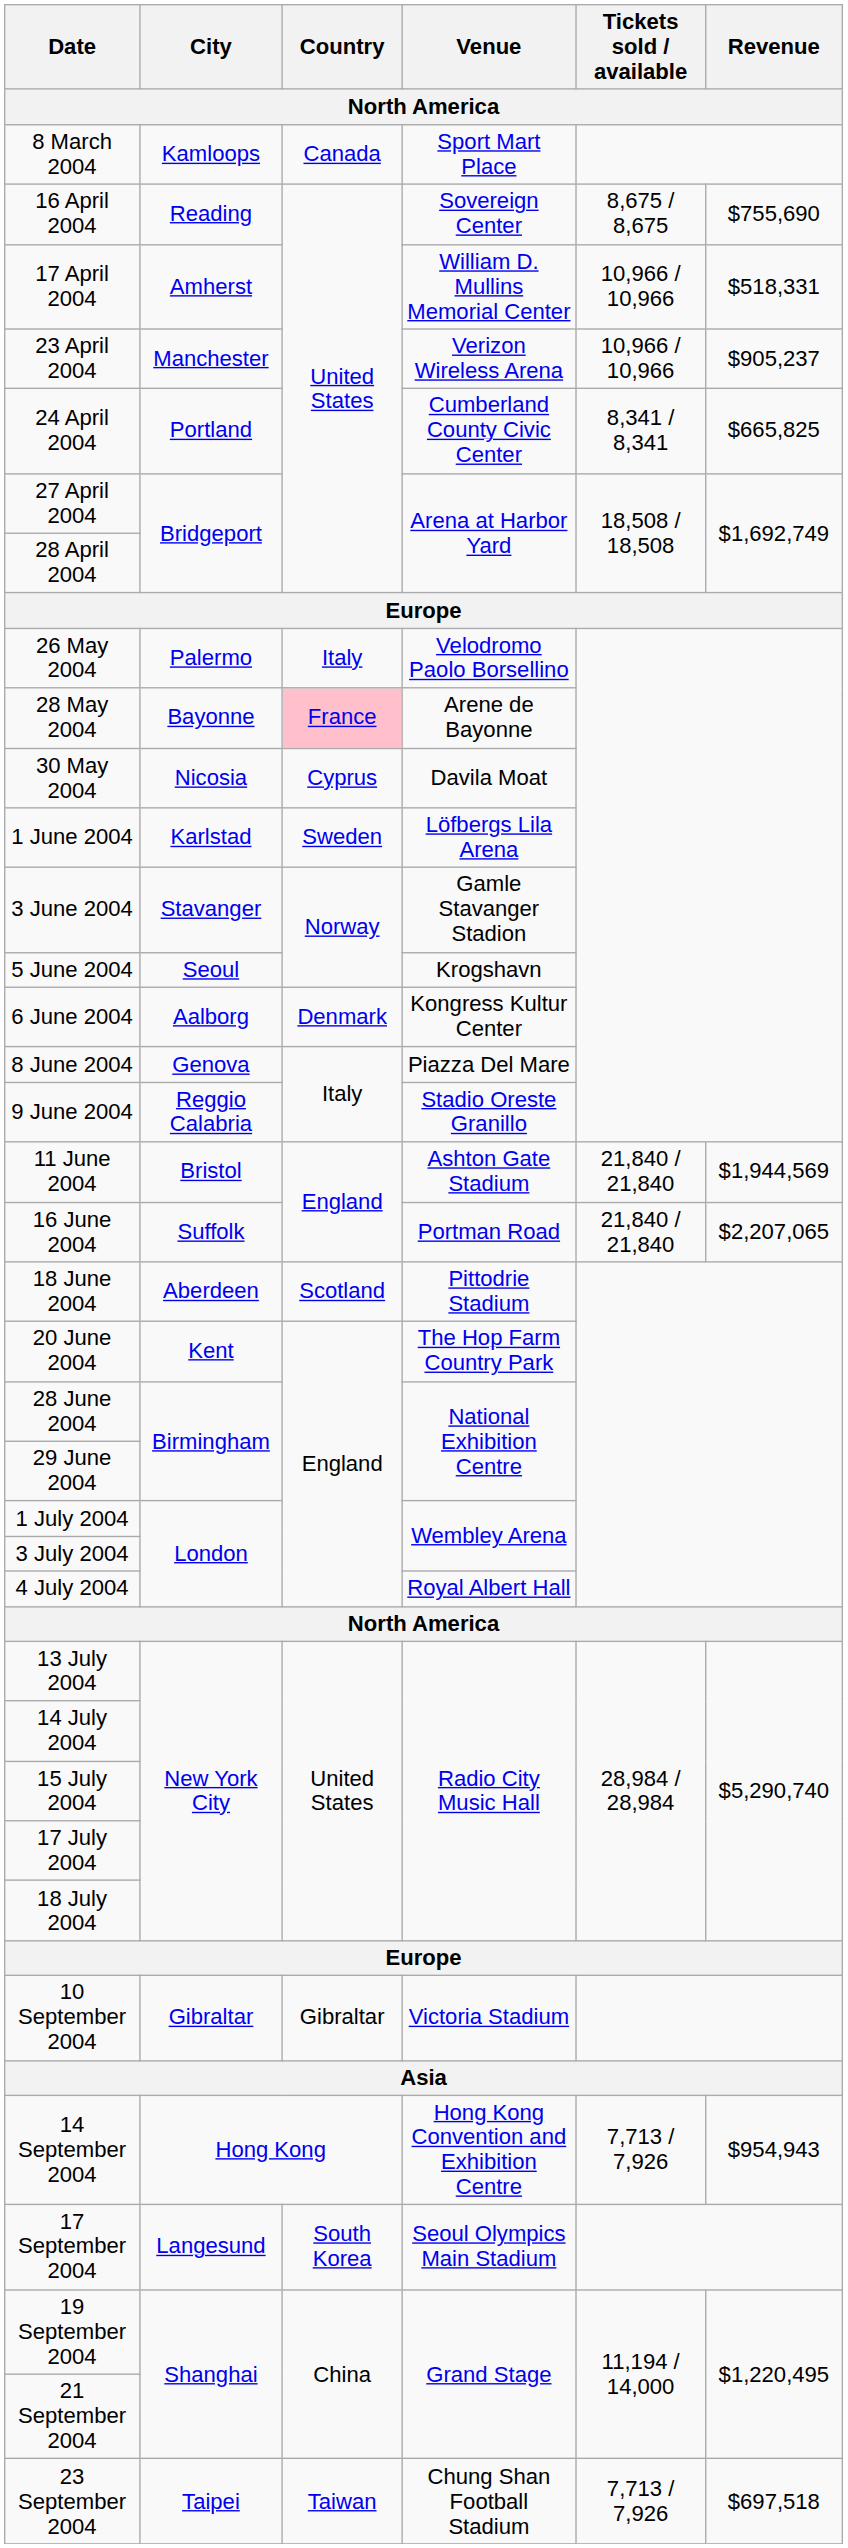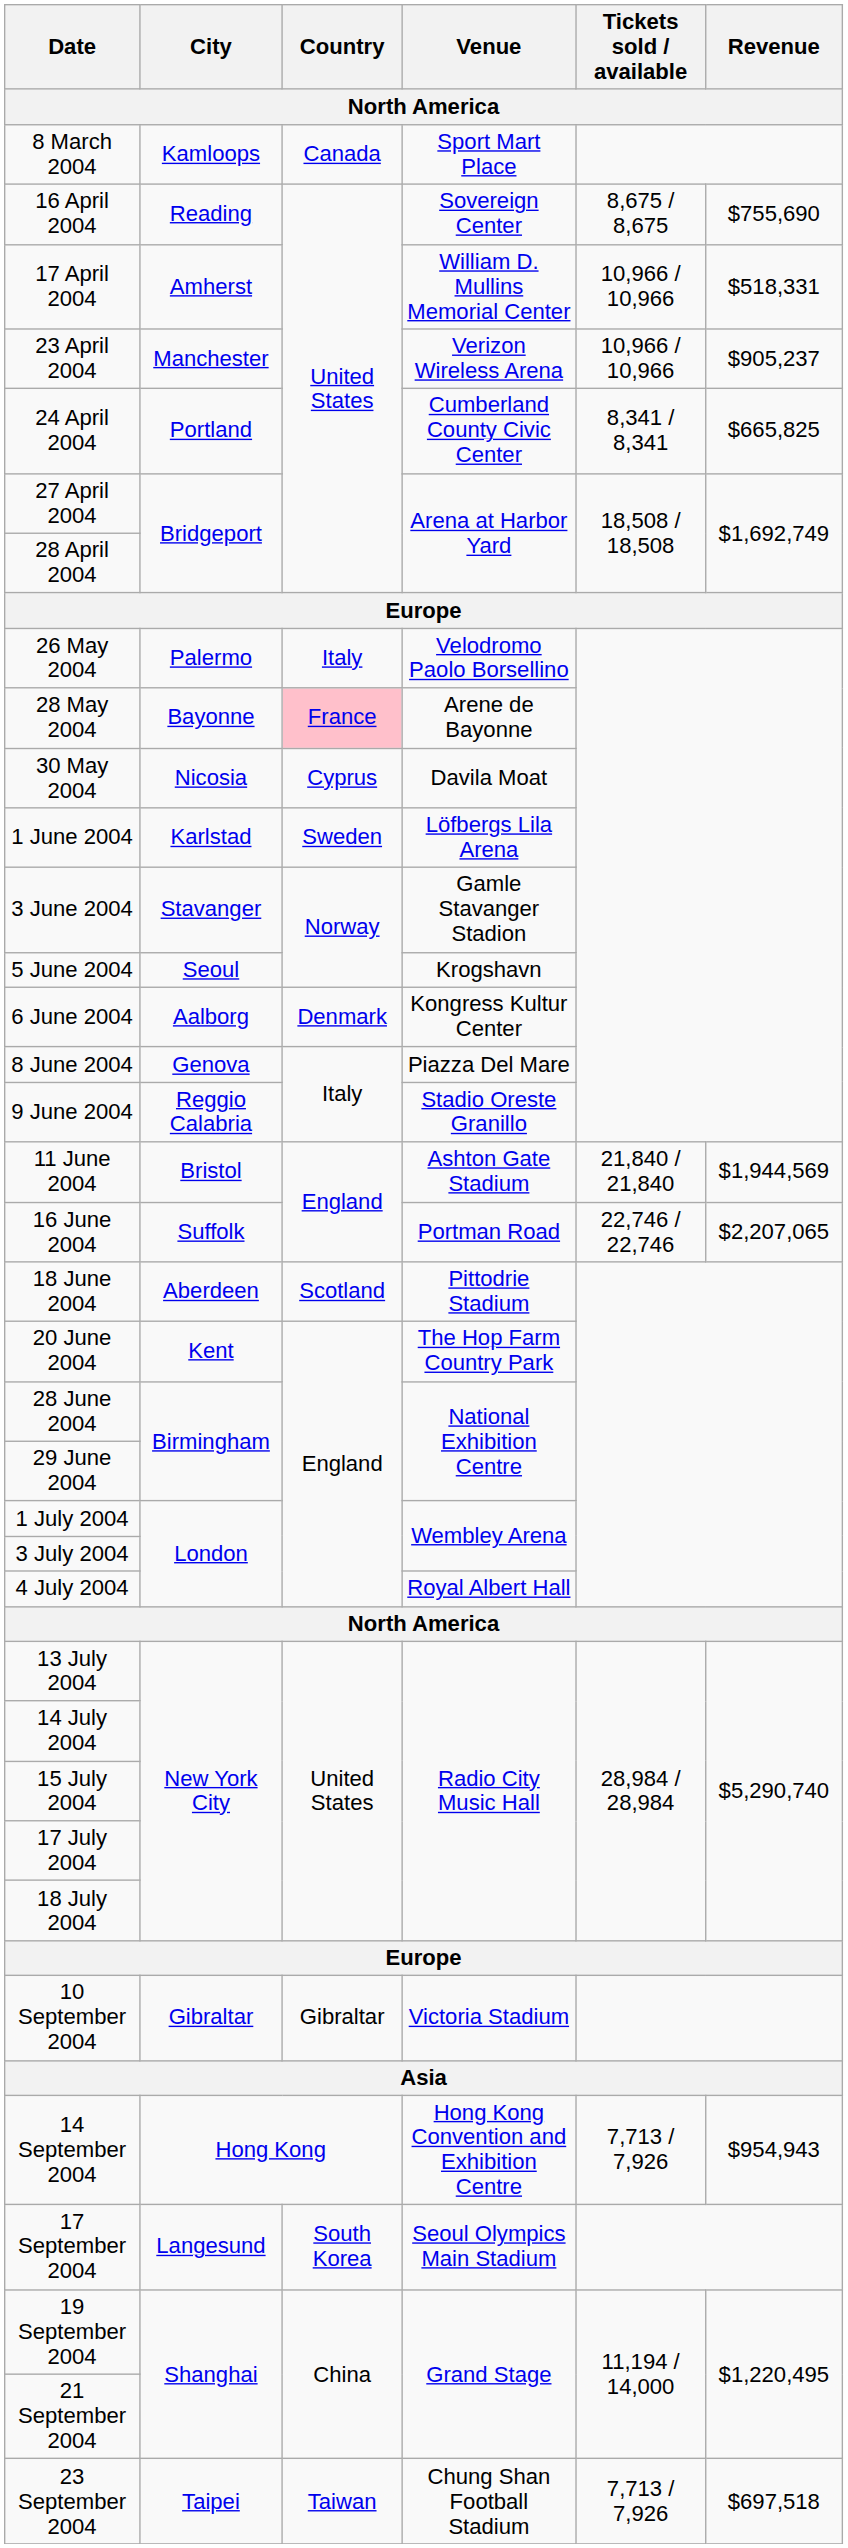(641, 1231) 21,840 / 21,840 -> (641, 1231) 22,746 / 22,746
